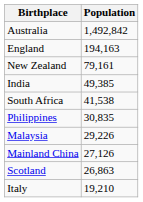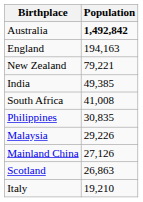(106, 30) normal -> (106, 30) bold
(99, 65) 79,161 -> (99, 65) 79,221
(99, 100) 41,538 -> (99, 100) 41,008
